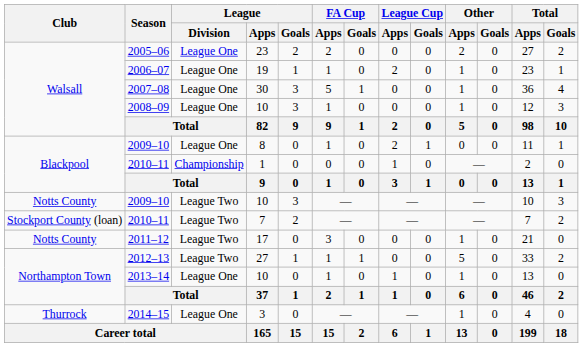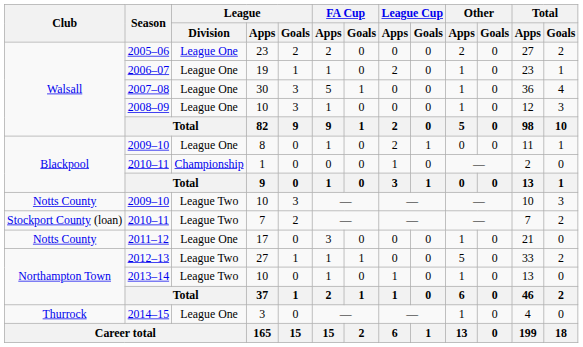(209, 239) League Two -> (209, 239) League One
(209, 276) League One -> (209, 276) League Two
